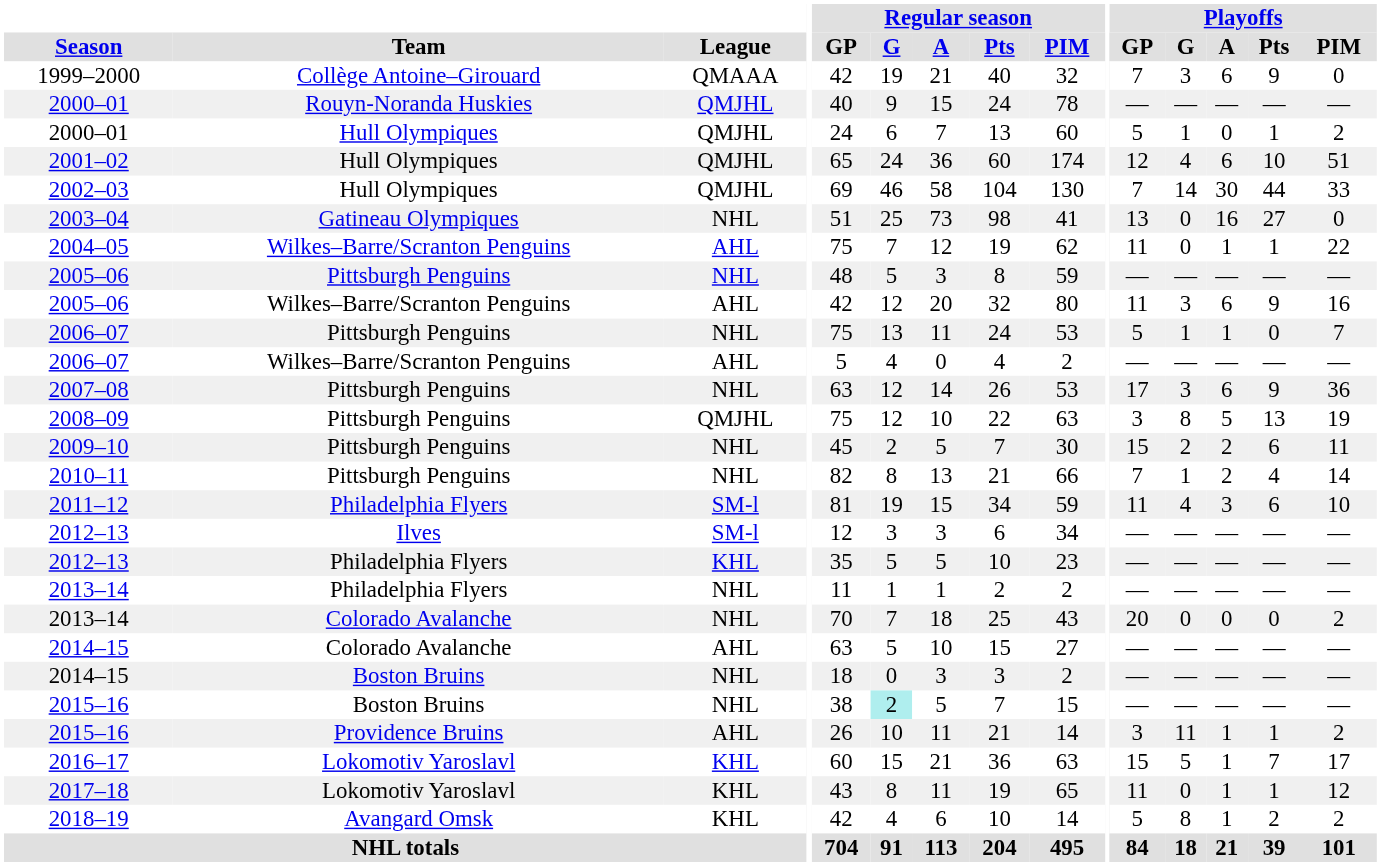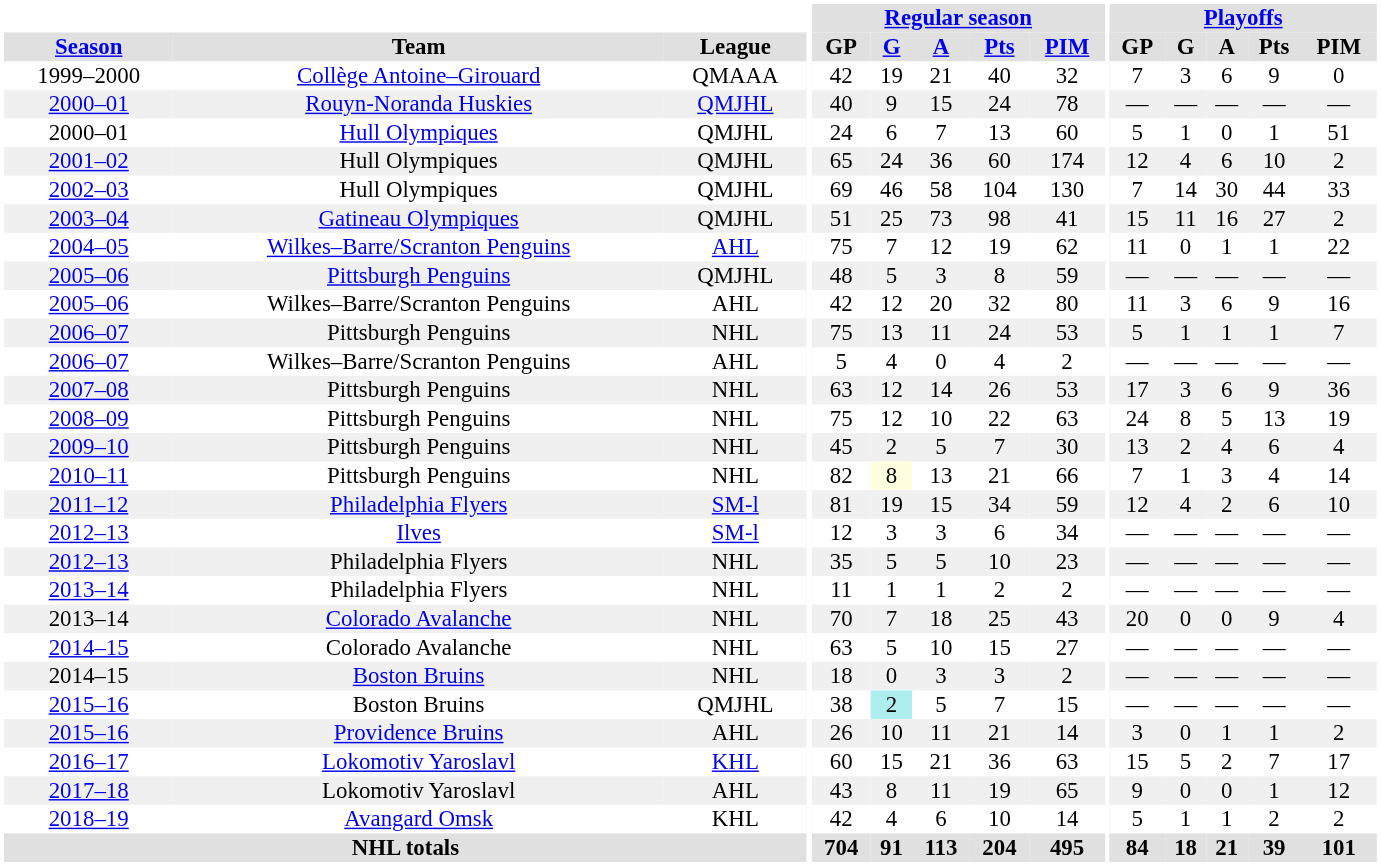(1339, 132) 2 -> (1339, 132) 51
(1339, 161) 51 -> (1339, 161) 2
(735, 218) NHL -> (735, 218) QMJHL
(1137, 218) 13 -> (1137, 218) 15
(1186, 218) 0 -> (1186, 218) 11
(1339, 218) 0 -> (1339, 218) 2
(735, 275) NHL -> (735, 275) QMJHL
(1274, 332) 0 -> (1274, 332) 1
(735, 418) QMJHL -> (735, 418) NHL
(1137, 418) 3 -> (1137, 418) 24
(1137, 447) 15 -> (1137, 447) 13
(1227, 447) 2 -> (1227, 447) 4
(1339, 447) 11 -> (1339, 447) 4
(892, 475) no background -> (892, 475) lightyellow background
(1227, 475) 2 -> (1227, 475) 3
(1137, 504) 11 -> (1137, 504) 12
(1227, 504) 3 -> (1227, 504) 2
(735, 561) KHL -> (735, 561) NHL
(1274, 618) 0 -> (1274, 618) 9
(1339, 618) 2 -> (1339, 618) 4
(735, 647) AHL -> (735, 647) NHL
(735, 704) NHL -> (735, 704) QMJHL
(1186, 733) 11 -> (1186, 733) 0
(1227, 761) 1 -> (1227, 761) 2
(735, 790) KHL -> (735, 790) AHL
(1137, 790) 11 -> (1137, 790) 9
(1227, 790) 1 -> (1227, 790) 0
(1186, 818) 8 -> (1186, 818) 1
